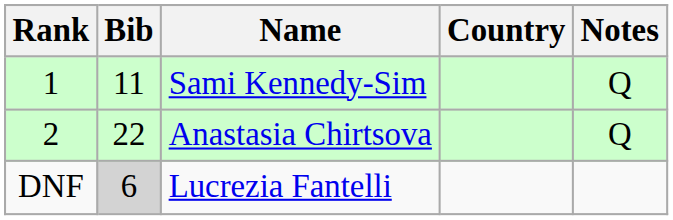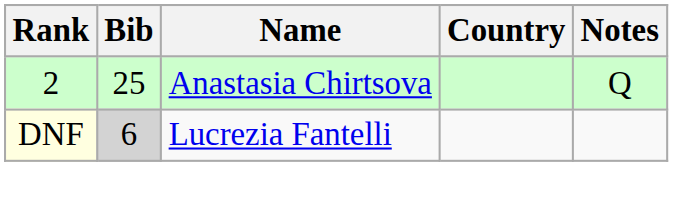- row: (298, 82)
(129, 134) 22 -> (129, 82) 25
(51, 186) no background -> (51, 134) lightyellow background
